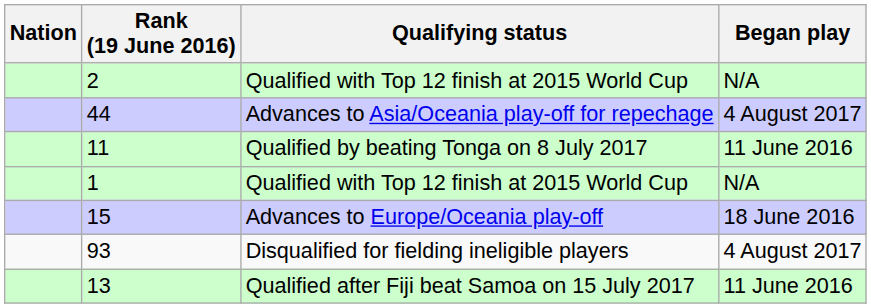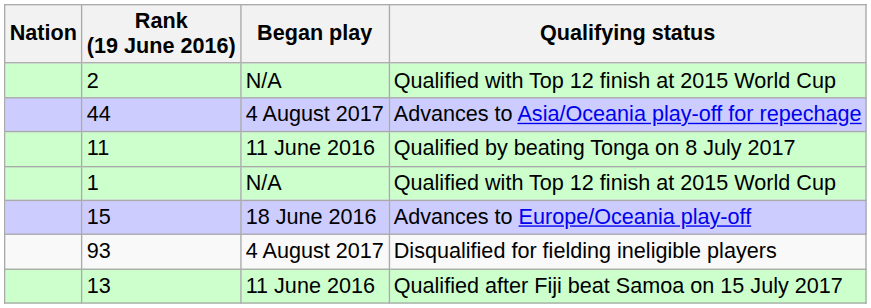columns swapped: (793, 33) <-> (480, 33)
